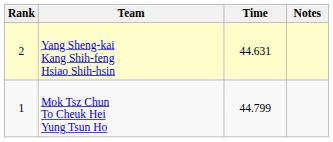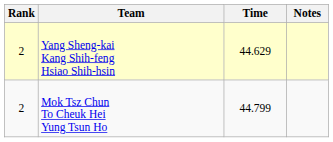(255, 51) 44.631 -> (255, 51) 44.629
(21, 108) 1 -> (21, 108) 2
